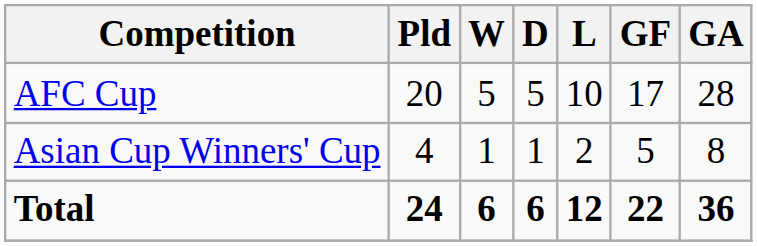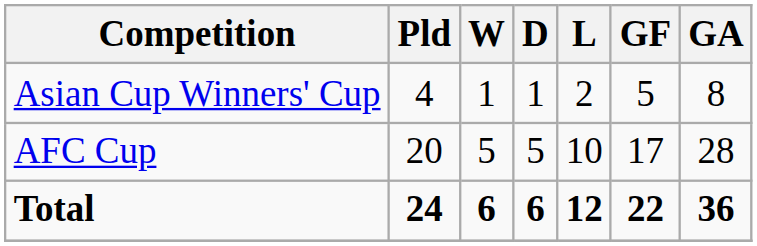rows swapped: (197, 151) <-> (85, 92)
